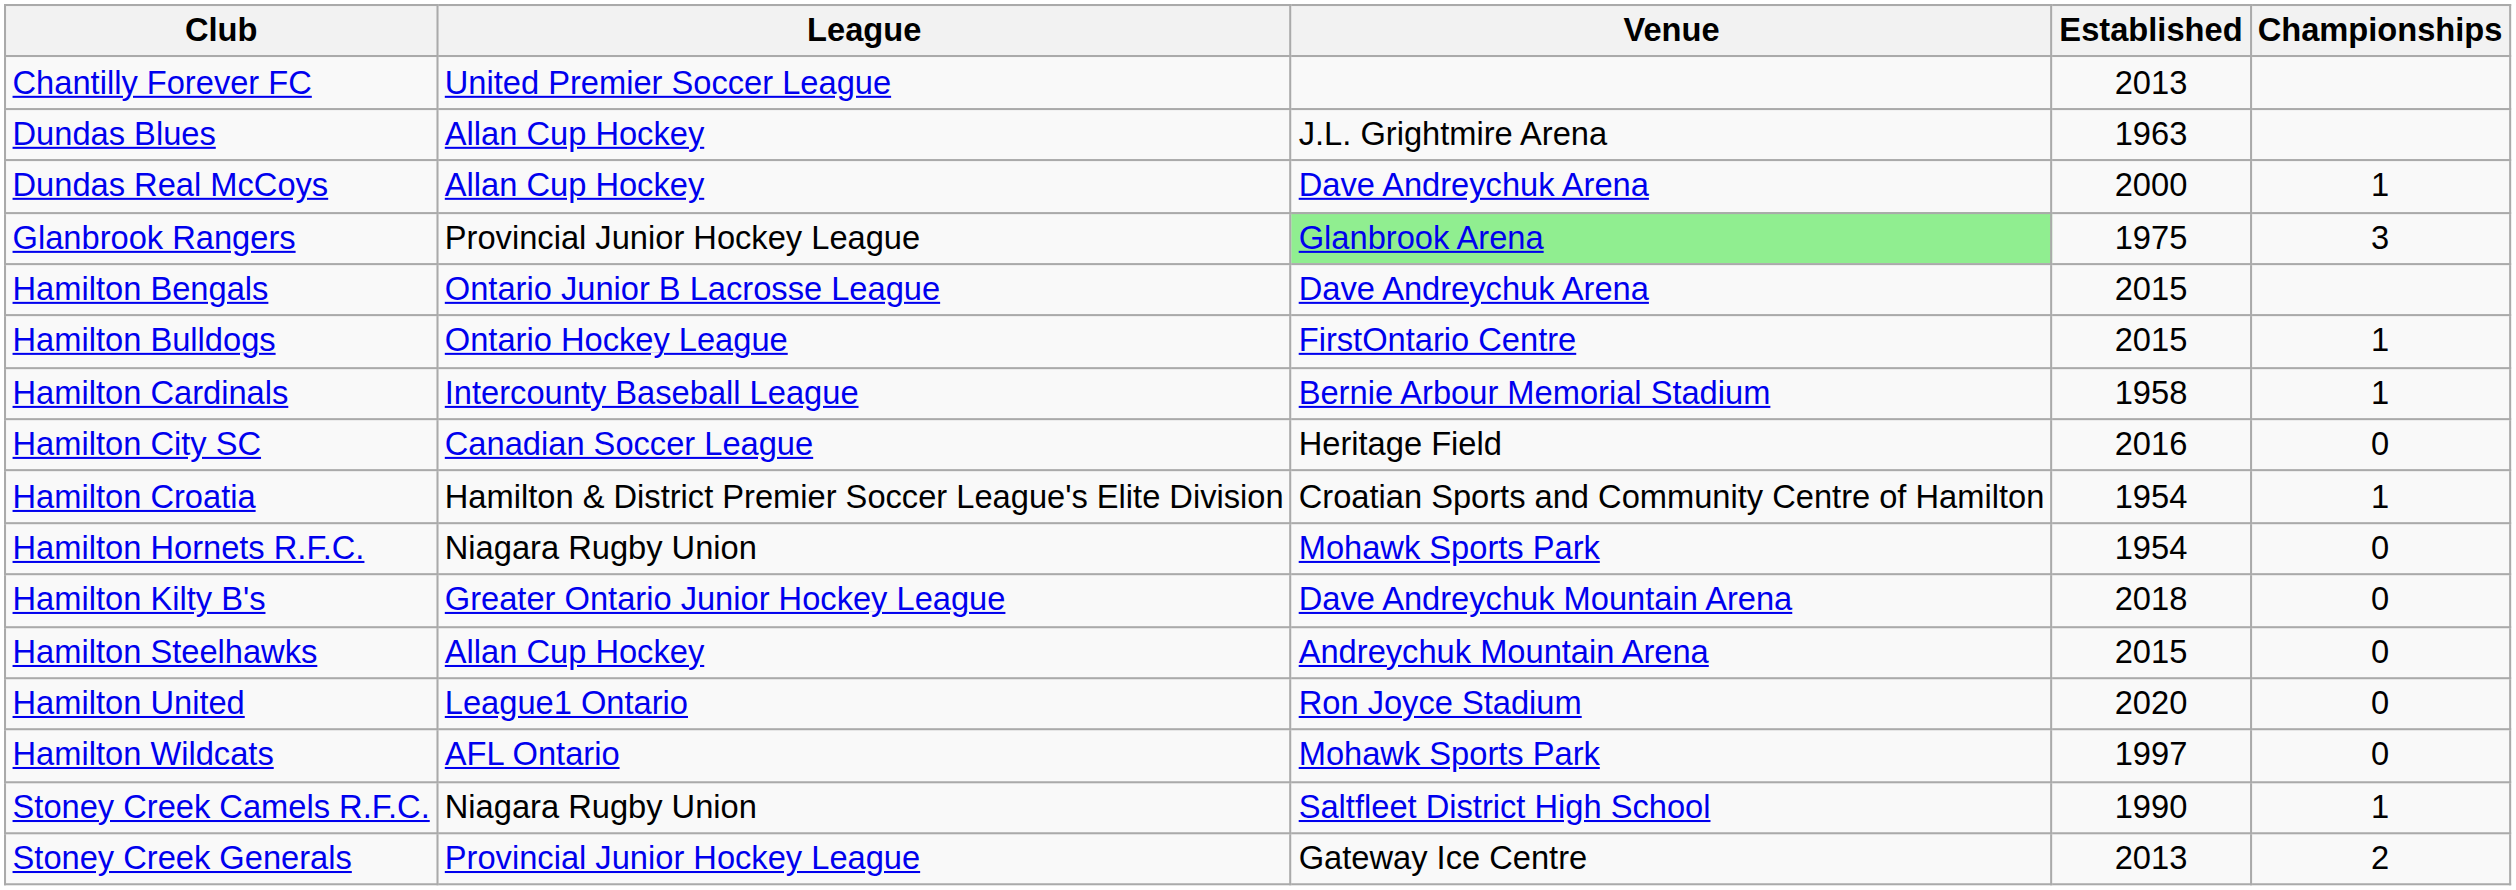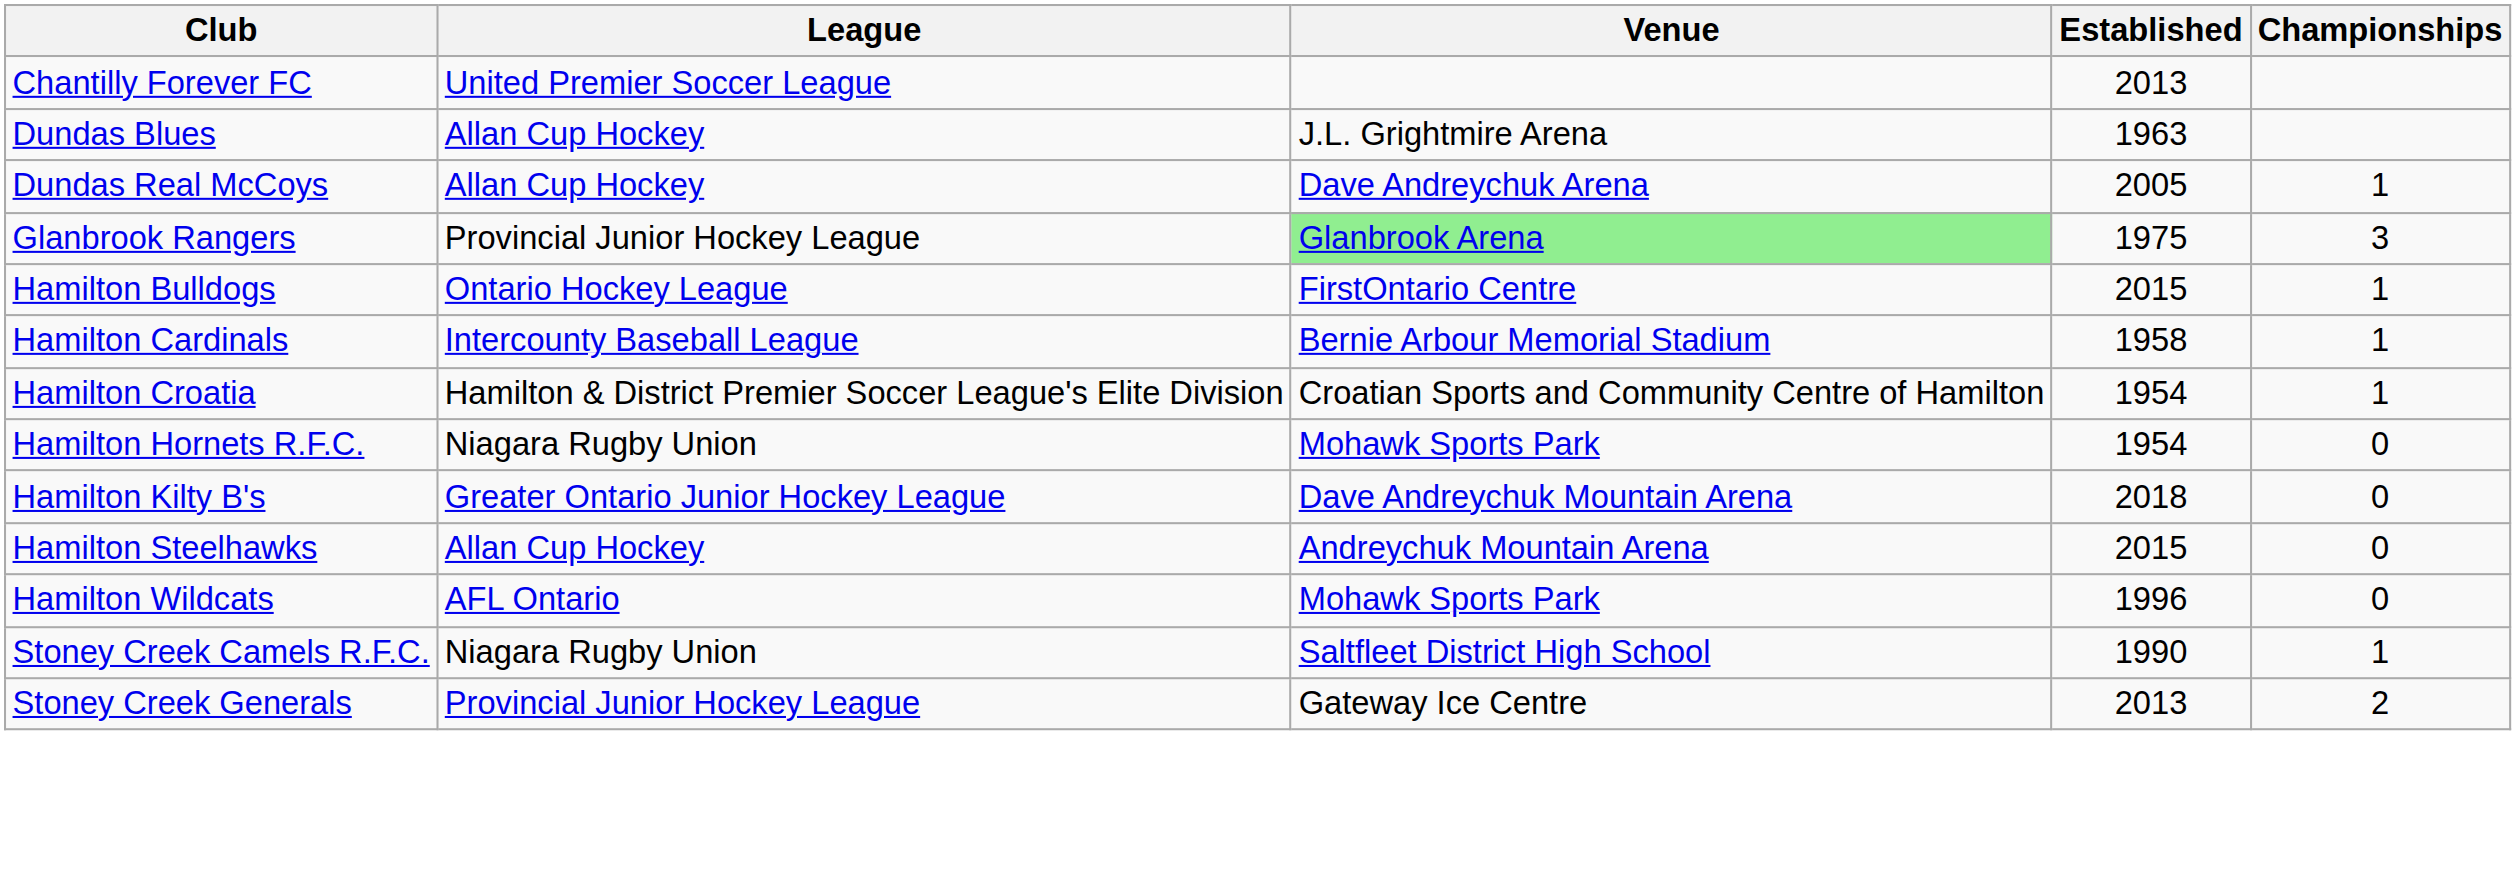(2151, 185) 2000 -> (2151, 185) 2005
- row: (140, 289)
- row: (137, 444)
- row: (129, 703)
(2151, 755) 1997 -> (2151, 599) 1996
